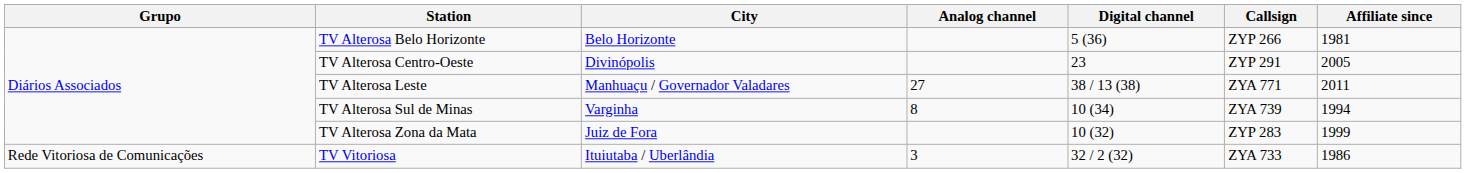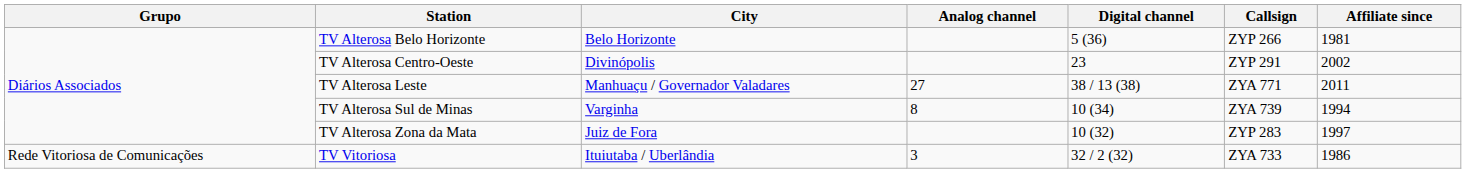(1336, 62) 2005 -> (1336, 62) 2002
(1336, 132) 1999 -> (1336, 132) 1997
